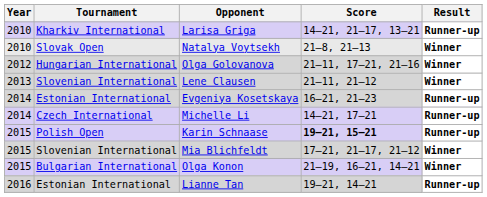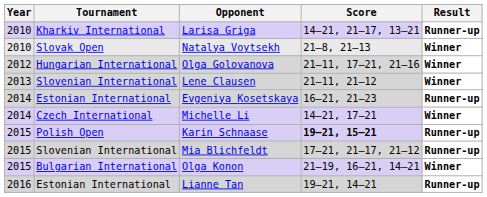(452, 115) Runner-up -> (443, 115) Winner
(443, 149) Winner -> (452, 149) Runner-up
